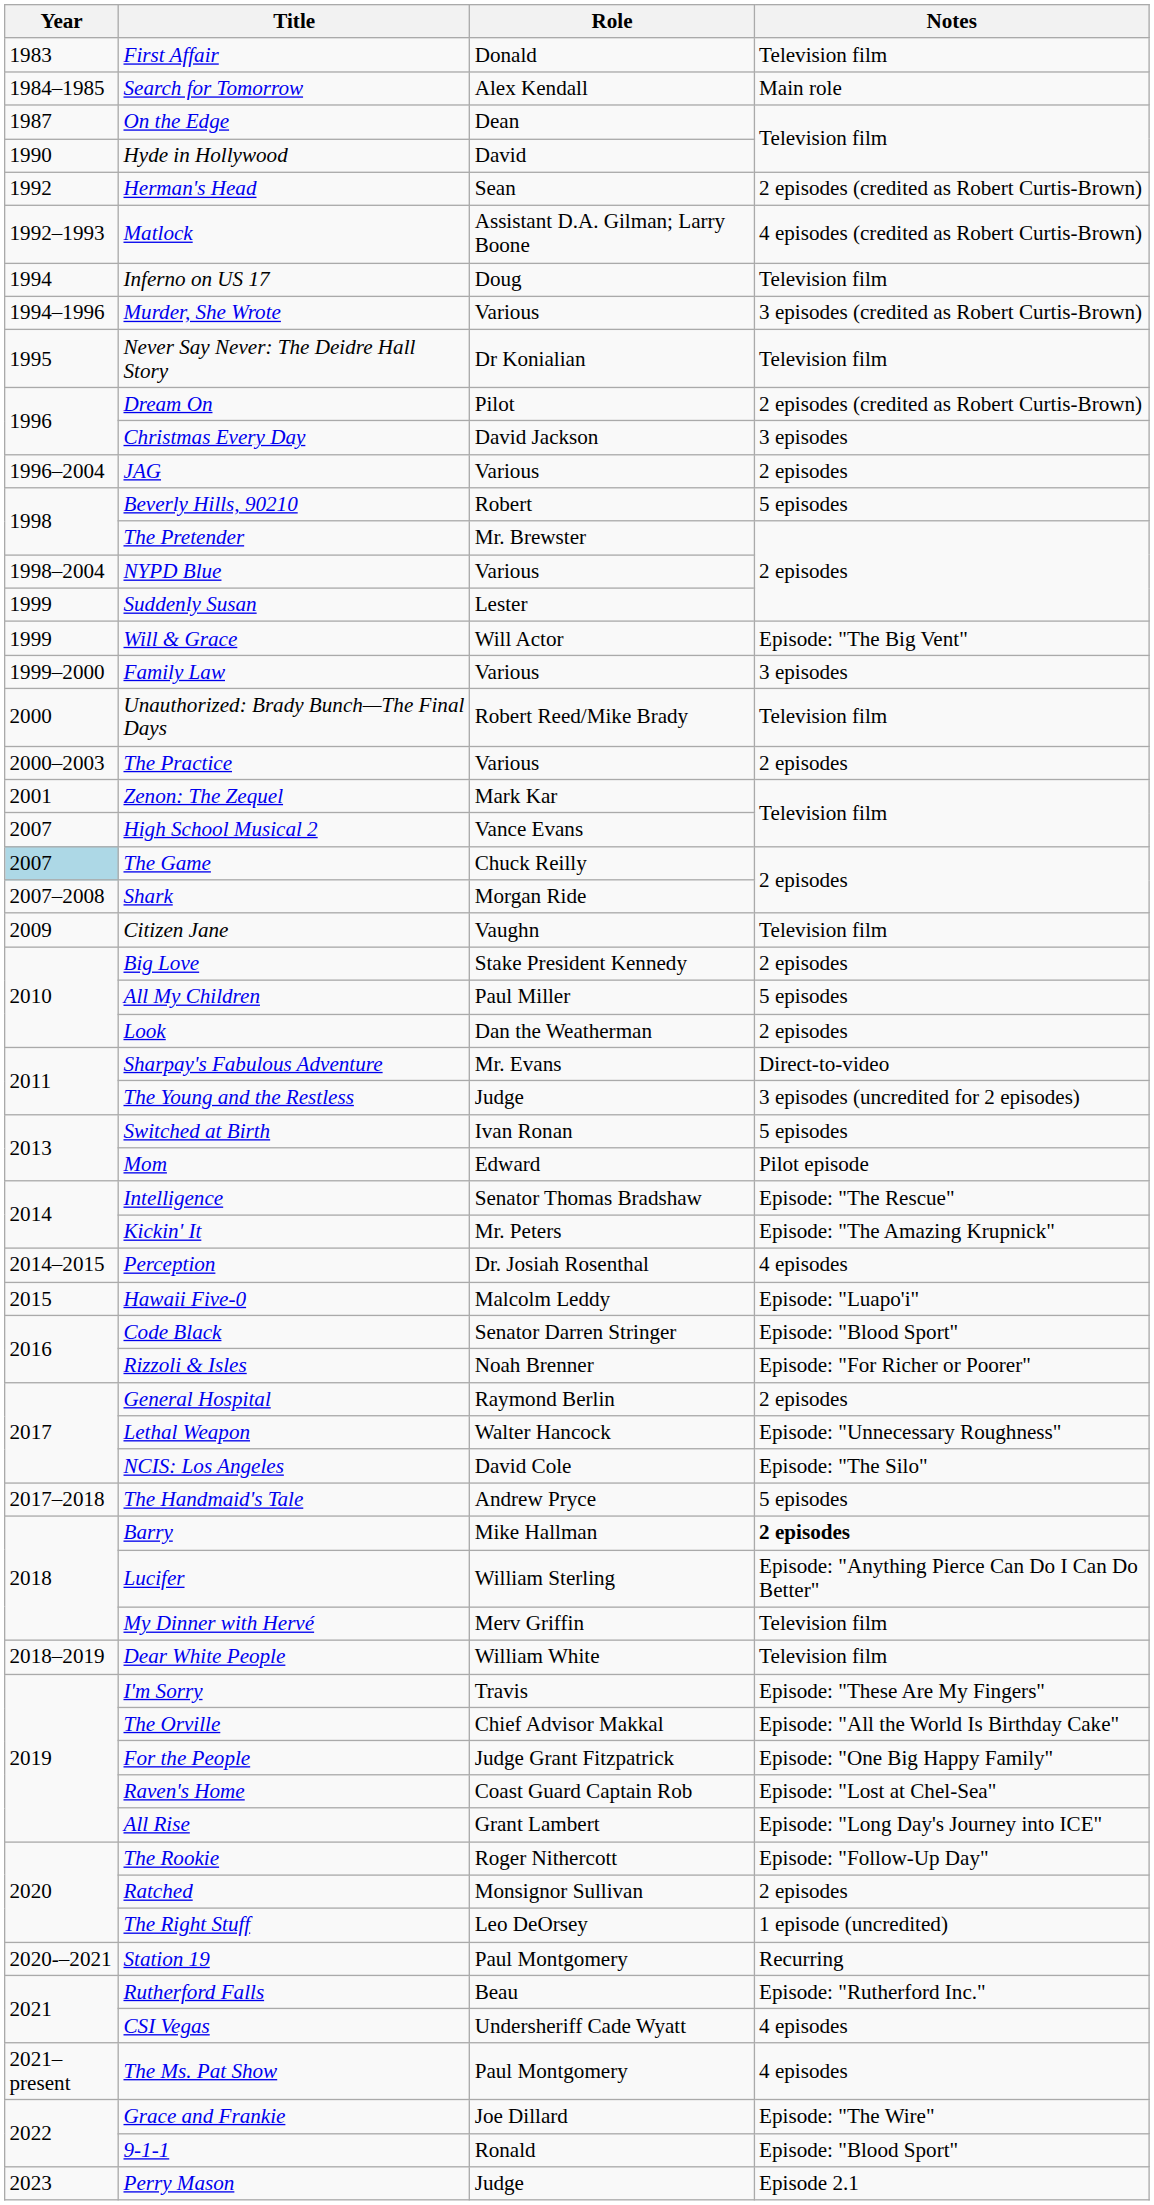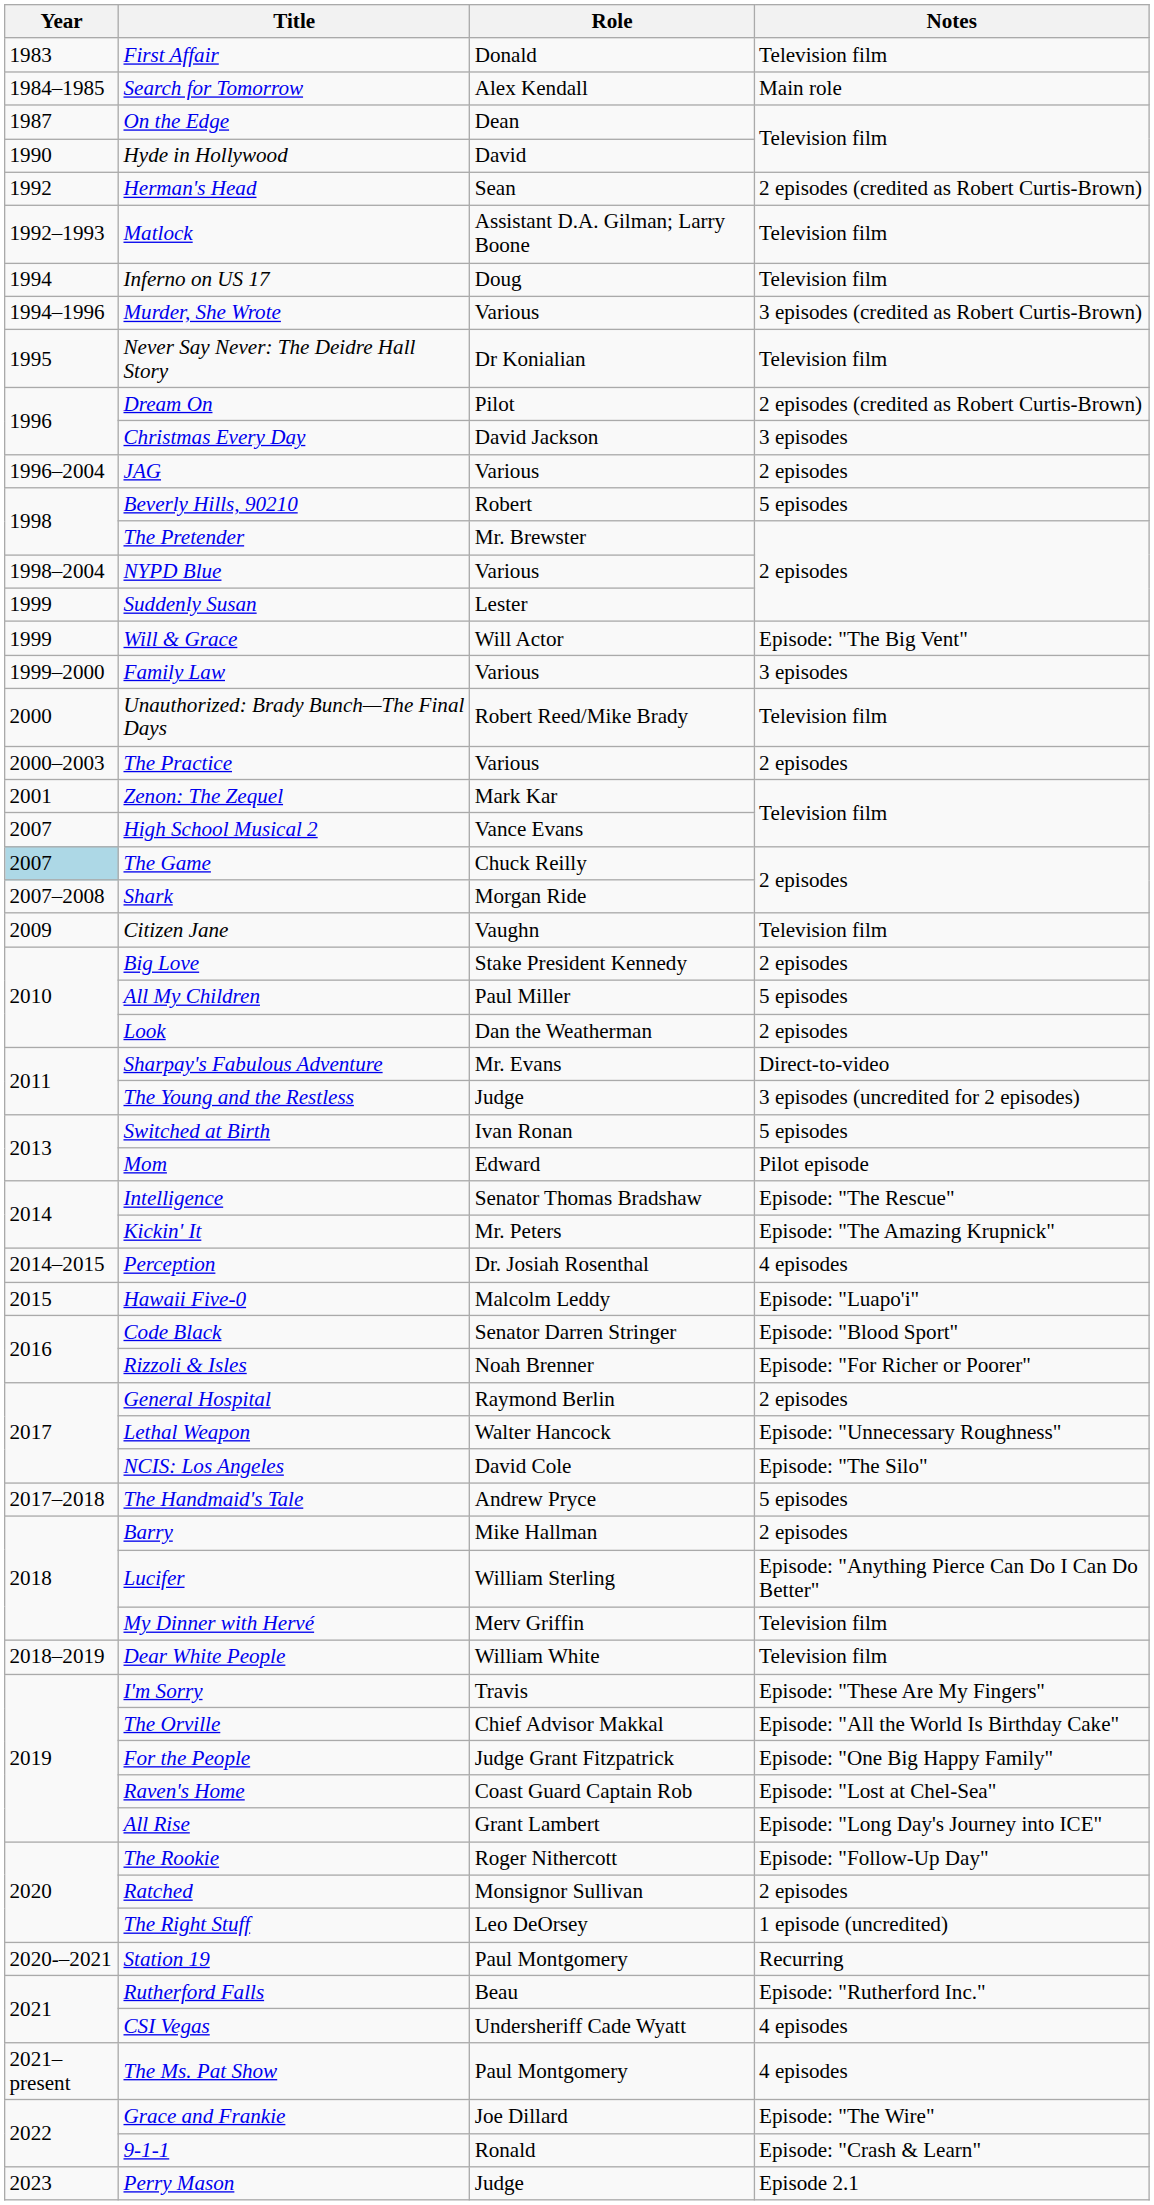(951, 234) 4 episodes (credited as Robert Curtis-Brown) -> (823, 234) Television film
(805, 1532) bold -> (803, 1532) normal
(859, 2149) Episode: "Blood Sport" -> (870, 2149) Episode: "Crash & Learn"
